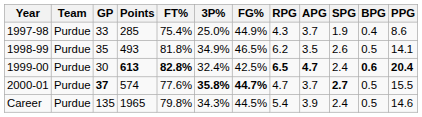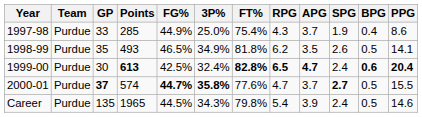columns swapped: (251, 13) <-> (176, 13)
